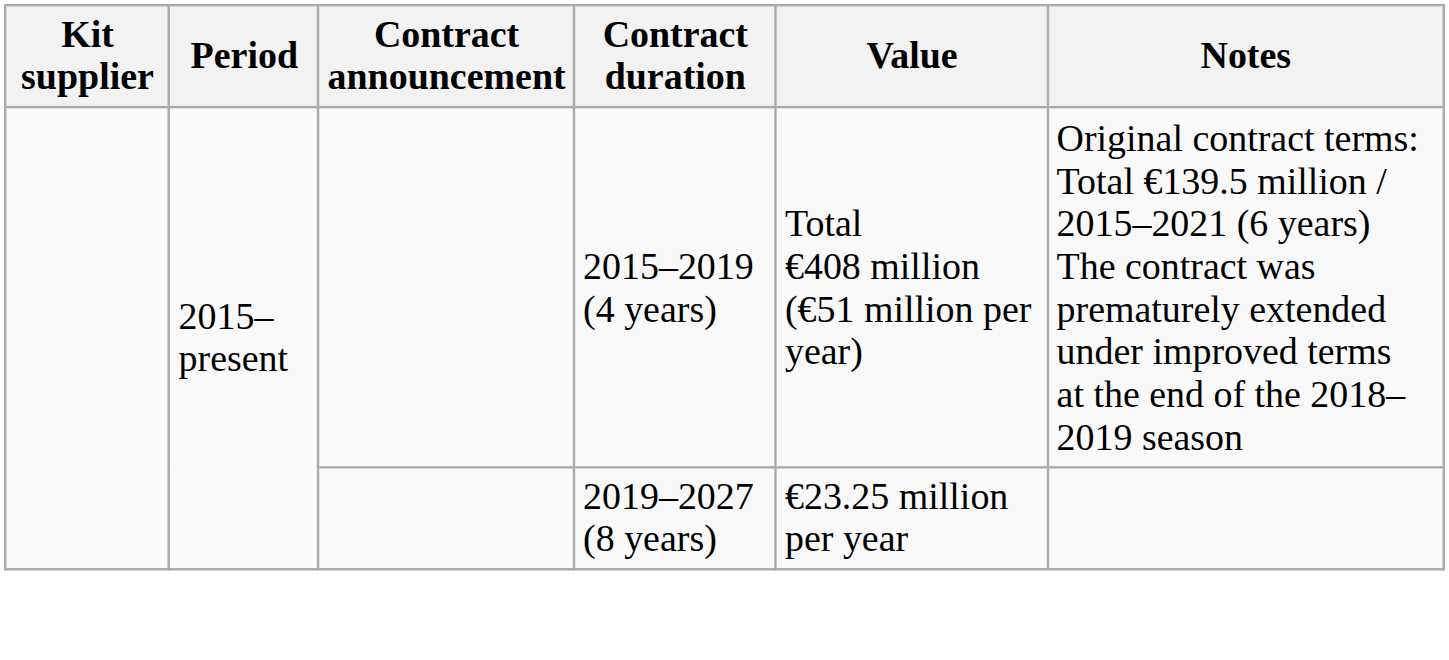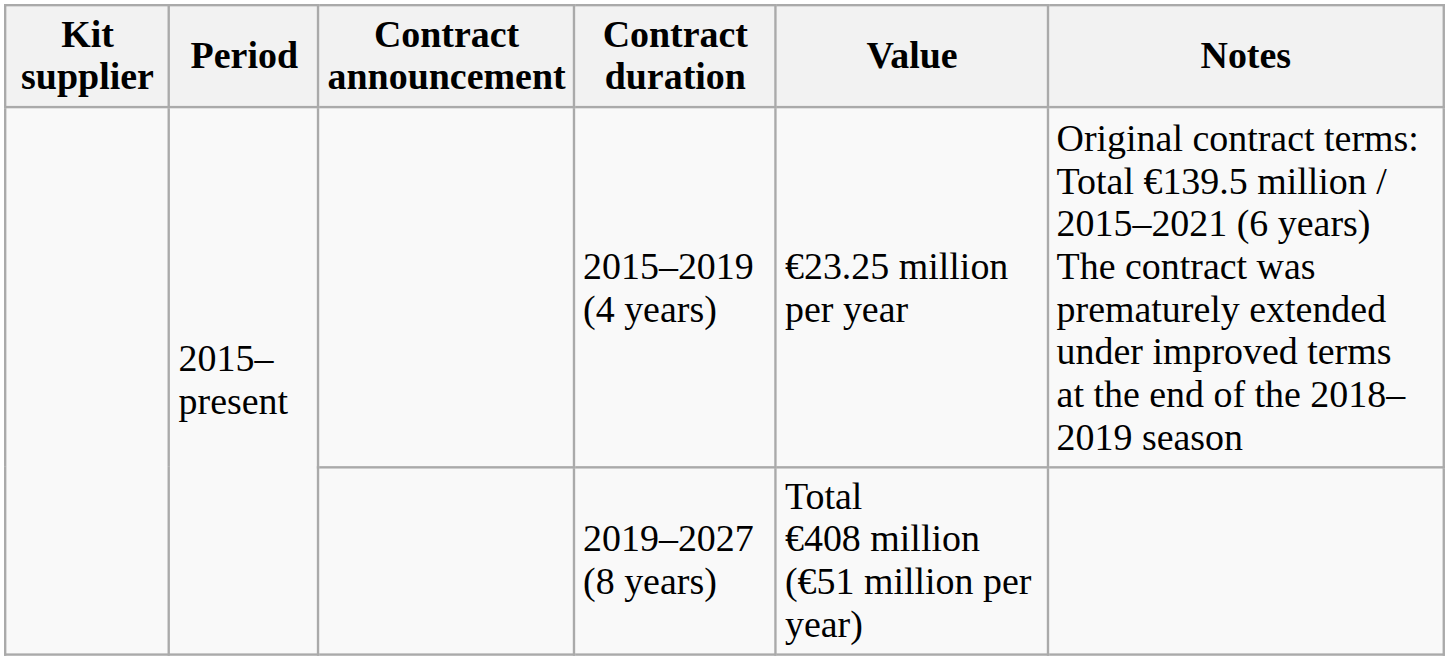(908, 286) Total €408 million (€51 million per year) -> (897, 286) €23.25 million per year
(897, 517) €23.25 million per year -> (908, 560) Total €408 million (€51 million per year)
